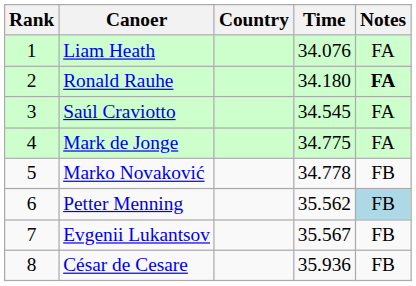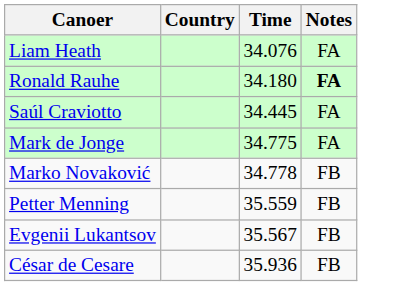- column: (32, 19)
(324, 111) 34.545 -> (270, 111) 34.445
(324, 204) 35.562 -> (270, 204) 35.559
(383, 204) lightblue background -> (329, 204) no background
